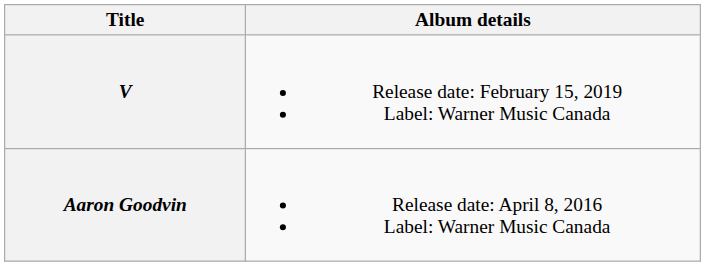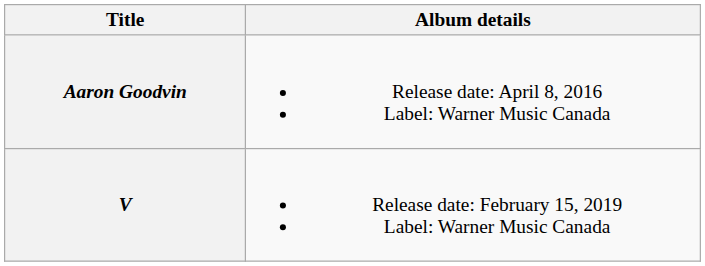rows swapped: (125, 204) <-> (125, 91)
